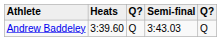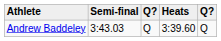columns swapped: (104, 12) <-> (171, 12)
